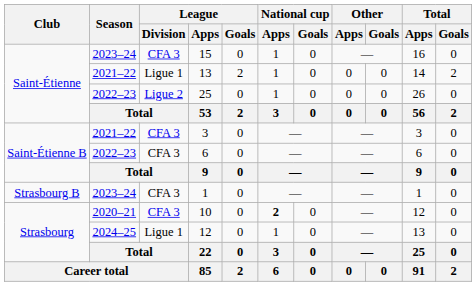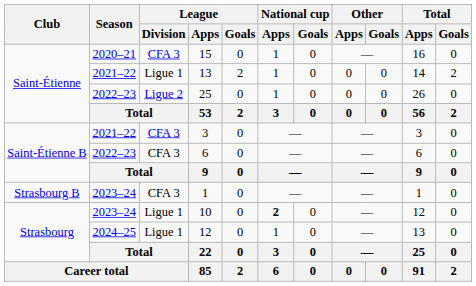(114, 53) 2023–24 -> (114, 53) 2020–21
(114, 212) 2020–21 -> (114, 212) 2023–24
(164, 212) CFA 3 -> (164, 212) Ligue 1
